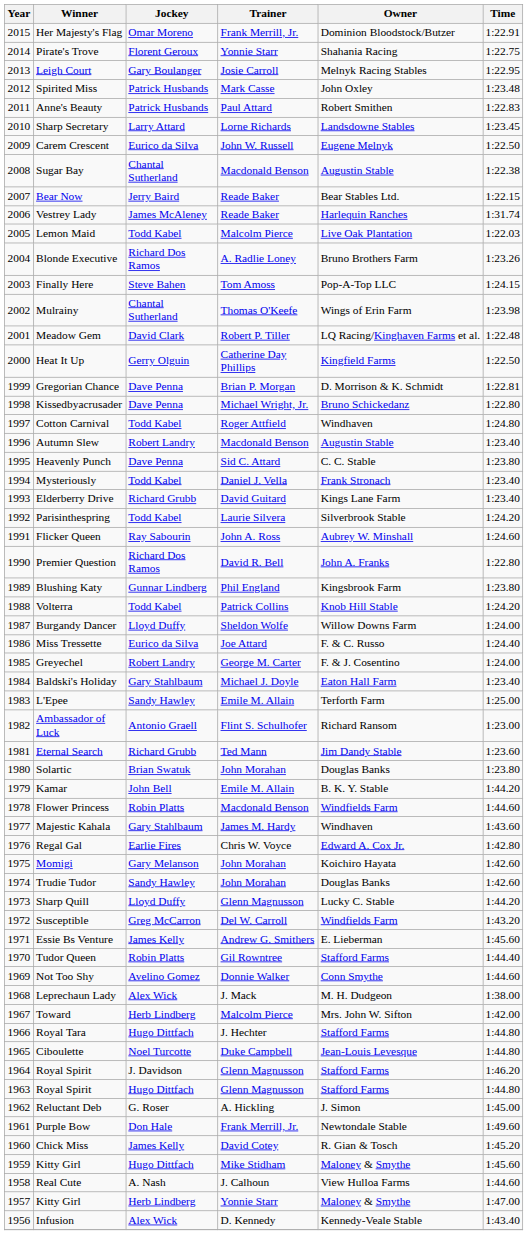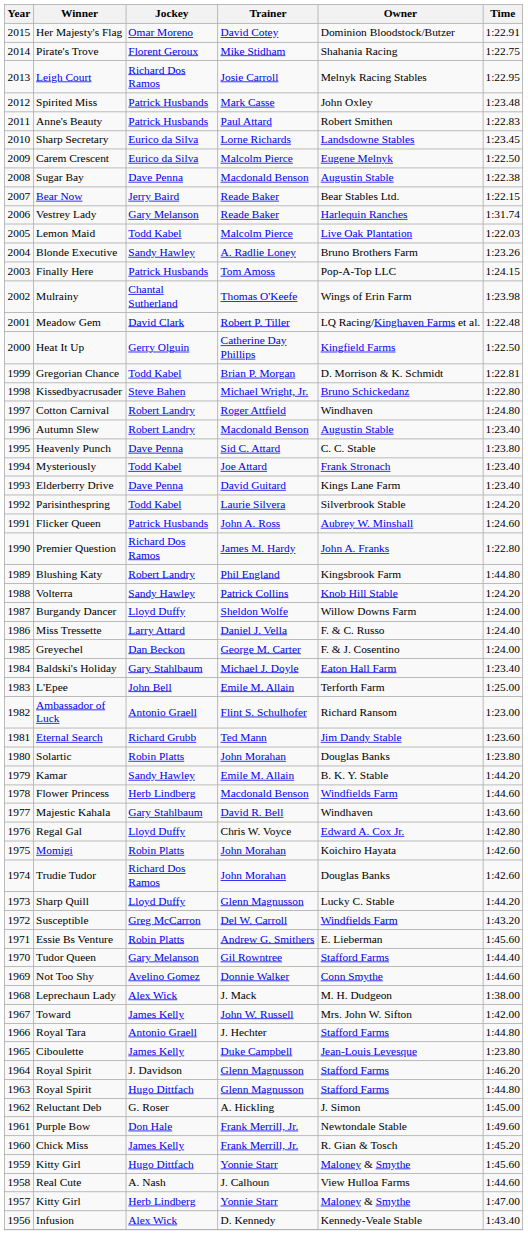(259, 33) Frank Merrill, Jr. -> (249, 33) David Cotey
(249, 51) Yonnie Starr -> (253, 51) Mike Stidham
(165, 70) Gary Boulanger -> (157, 77) Richard Dos Ramos
(157, 126) Larry Attard -> (163, 140) Eurico da Silva
(257, 145) John W. Russell -> (257, 159) Malcolm Pierce
(153, 171) Chantal Sutherland -> (156, 177) Dave Penna
(168, 215) James McAleney -> (164, 215) Gary Melanson
(157, 259) Richard Dos Ramos -> (162, 252) Sandy Hawley
(157, 285) Steve Bahen -> (168, 271) Patrick Husbands
(156, 386) Dave Penna -> (155, 373) Todd Kabel
(156, 405) Dave Penna -> (157, 392) Steve Bahen
(155, 424) Todd Kabel -> (162, 411) Robert Landry
(254, 480) Daniel J. Vella -> (244, 467) Joe Attard
(162, 499) Richard Grubb -> (156, 486) Dave Penna
(159, 537) Ray Sabourin -> (168, 523) Patrick Husbands
(252, 562) David R. Bell -> (258, 549) James M. Hardy
(168, 588) Gunnar Lindberg -> (162, 574) Robert Landry
(503, 588) 1:23.80 -> (503, 574) 1:44.80
(155, 606) Todd Kabel -> (162, 593) Sandy Hawley
(163, 644) Eurico da Silva -> (157, 630) Larry Attard
(244, 644) Joe Attard -> (254, 630) Daniel J. Vella
(162, 663) Robert Landry -> (157, 649) Dan Beckon
(162, 700) Sandy Hawley -> (150, 687) John Bell
(159, 770) Brian Swatuk -> (156, 756) Robin Platts
(150, 789) John Bell -> (162, 775) Sandy Hawley
(156, 807) Robin Platts -> (162, 794) Herb Lindberg
(258, 826) James M. Hardy -> (252, 813) David R. Bell
(155, 845) Earlie Fires -> (157, 831) Lloyd Duffy
(164, 864) Gary Melanson -> (156, 850) Robin Platts
(162, 882) Sandy Hawley -> (157, 876) Richard Dos Ramos
(156, 939) James Kelly -> (156, 939) Robin Platts
(156, 957) Robin Platts -> (164, 957) Gary Melanson
(162, 1014) Herb Lindberg -> (156, 1014) James Kelly
(257, 1014) Malcolm Pierce -> (257, 1014) John W. Russell
(161, 1032) Hugo Dittfach -> (163, 1032) Antonio Graell
(160, 1051) Noel Turcotte -> (156, 1051) James Kelly
(503, 1051) 1:44.80 -> (503, 1051) 1:23.80
(249, 1145) David Cotey -> (259, 1145) Frank Merrill, Jr.
(253, 1164) Mike Stidham -> (249, 1164) Yonnie Starr
